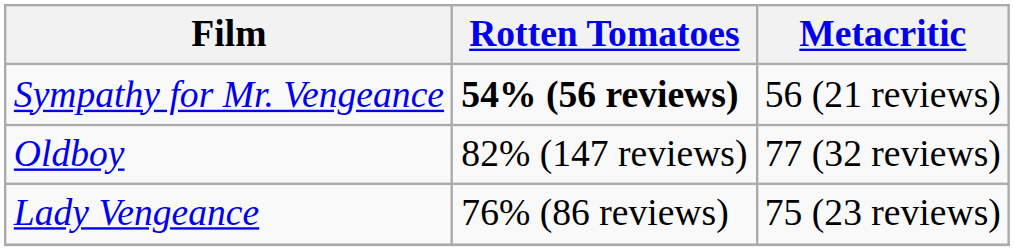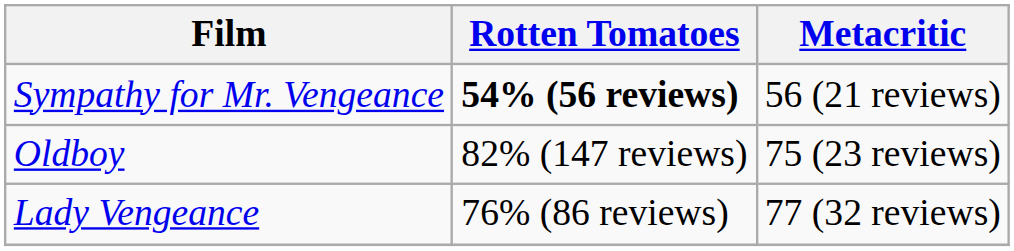(883, 153) 77 (32 reviews) -> (883, 153) 75 (23 reviews)
(883, 213) 75 (23 reviews) -> (883, 213) 77 (32 reviews)
